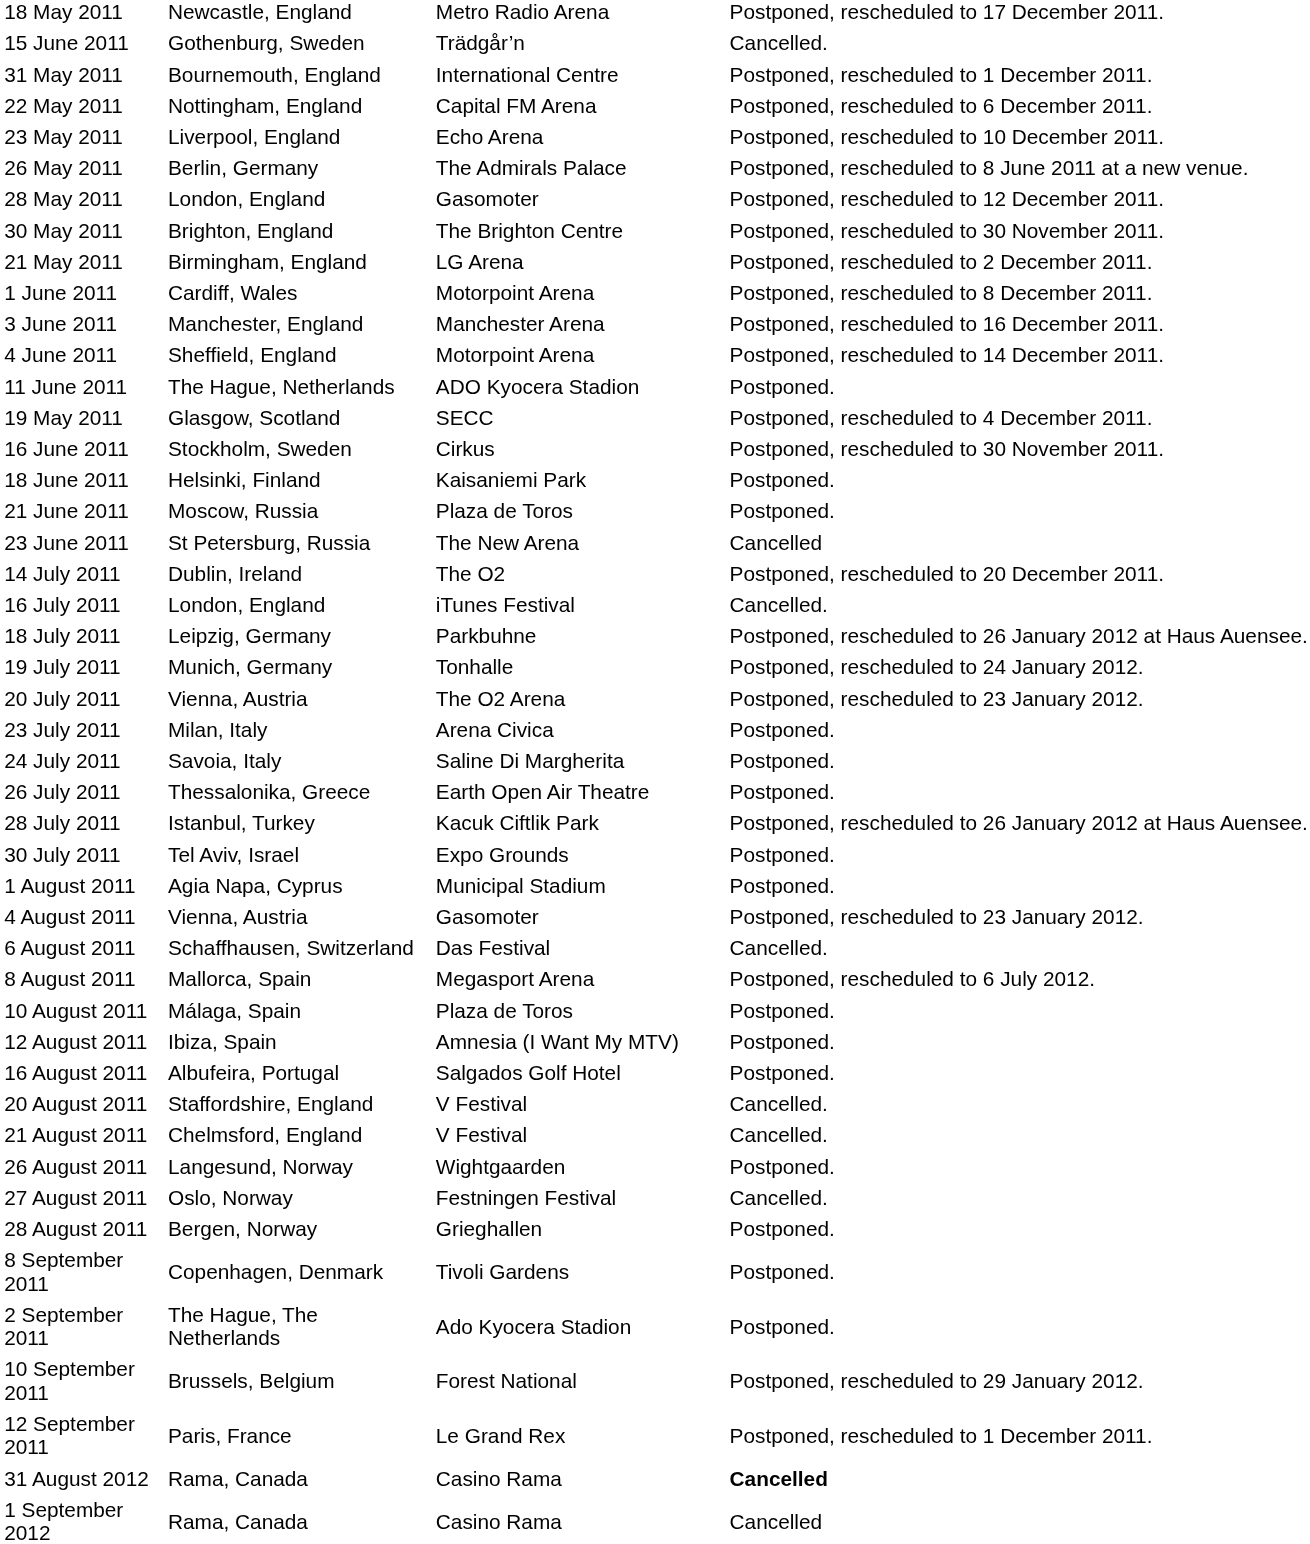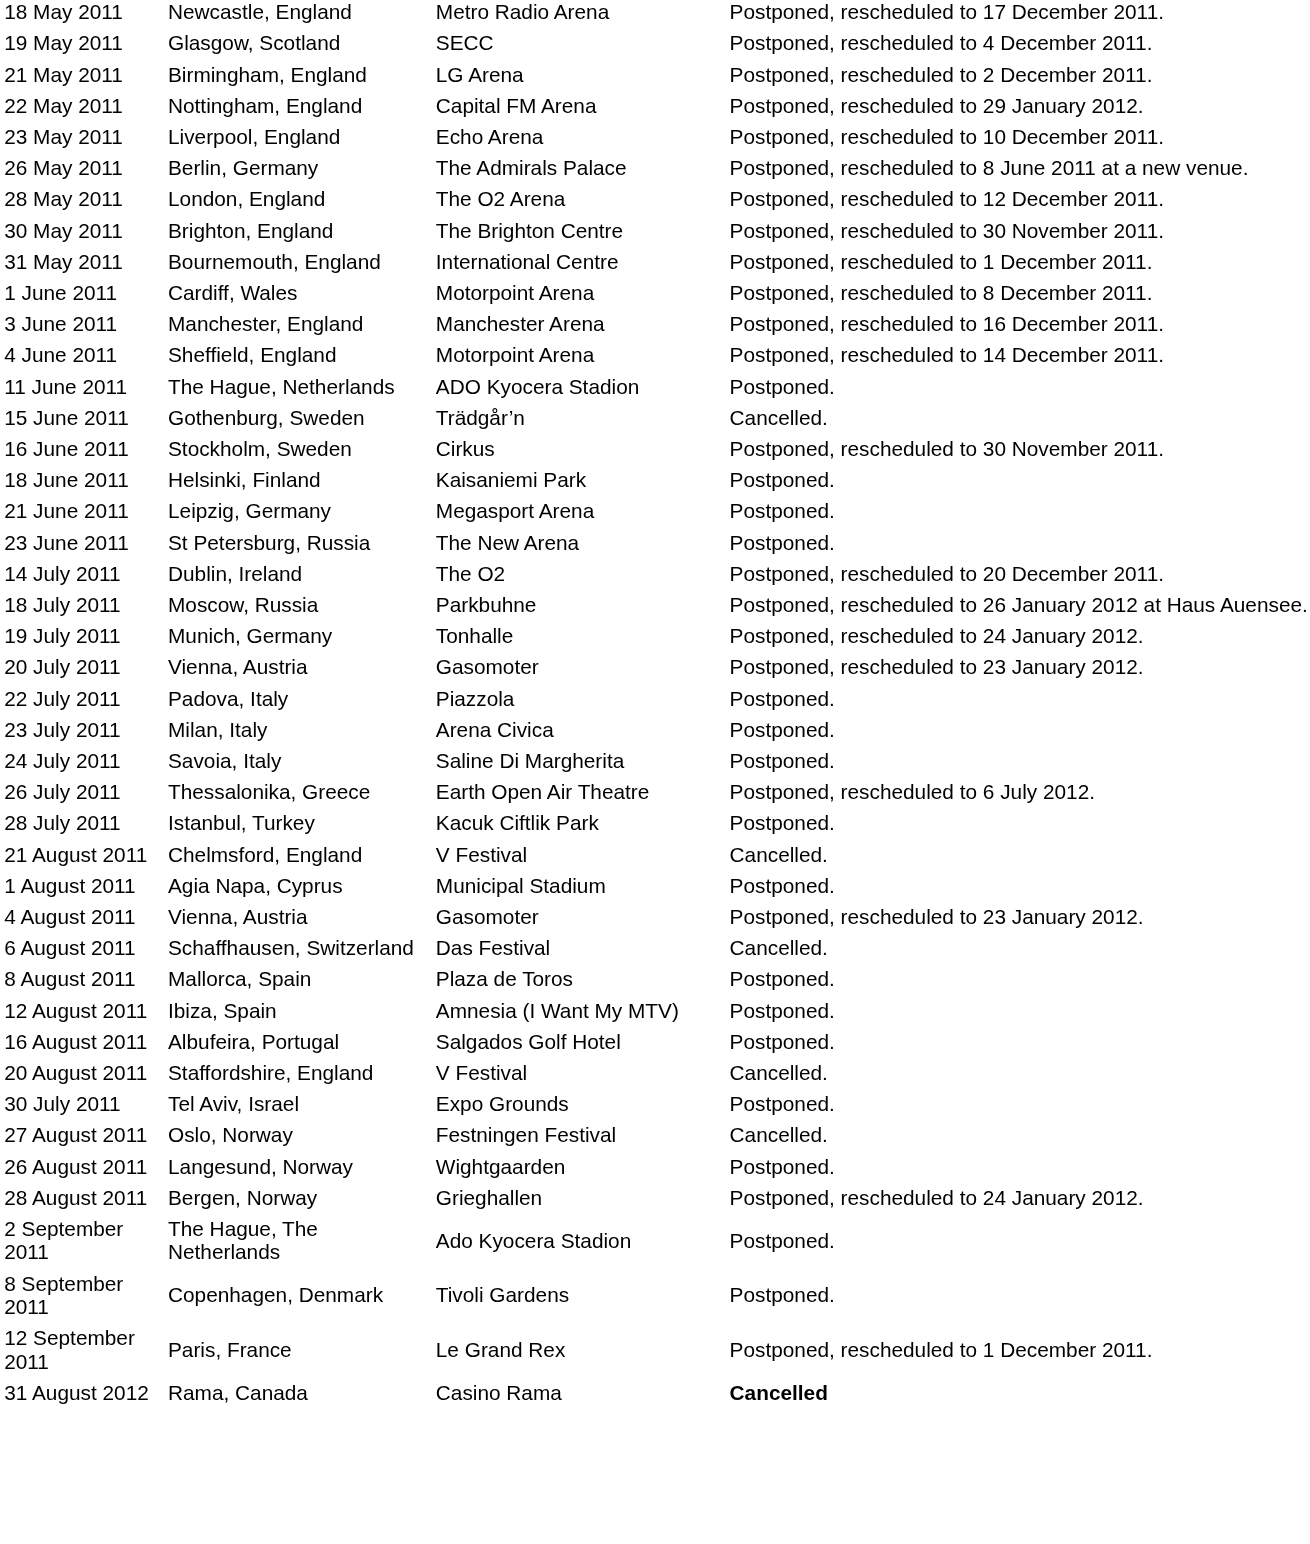rows swapped: (64, 418) <-> (66, 43)
rows swapped: (64, 262) <-> (64, 74)
(941, 106) Postponed, rescheduled to 6 December 2011. -> (937, 106) Postponed, rescheduled to 29 January 2012.
(487, 199) Gasomoter -> (501, 199) The O2 Arena
(243, 511) Moscow, Russia -> (250, 511) Leipzig, Germany
(504, 511) Plaza de Toros -> (515, 511) Megasport Arena
(776, 542) Cancelled -> (782, 542) Postponed.
- row: (62, 605)
(250, 636) Leipzig, Germany -> (243, 605) Moscow, Russia
(501, 698) The O2 Arena -> (487, 667) Gasomoter
+ row: (62, 698)
(782, 792) Postponed. -> (912, 792) Postponed, rescheduled to 6 July 2012.
(1019, 823) Postponed, rescheduled to 26 January 2012 at Haus Auensee. -> (782, 823) Postponed.
rows swapped: (62, 854) <-> (76, 1135)
(515, 979) Megasport Arena -> (504, 979) Plaza de Toros
(912, 979) Postponed, rescheduled to 6 July 2012. -> (782, 979) Postponed.
- row: (76, 1010)
rows swapped: (76, 1166) <-> (76, 1198)
(782, 1229) Postponed. -> (937, 1198) Postponed, rescheduled to 24 January 2012.
rows swapped: (64, 1326) <-> (64, 1272)
- row: (70, 1381)
- row: (64, 1521)
